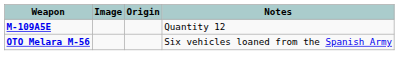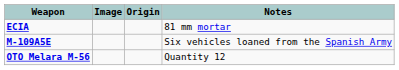+ row: (18, 27)
(195, 27) Quantity 12 -> (278, 42) Six vehicles loaned from the Spanish Army
(278, 42) Six vehicles loaned from the Spanish Army -> (195, 57) Quantity 12
